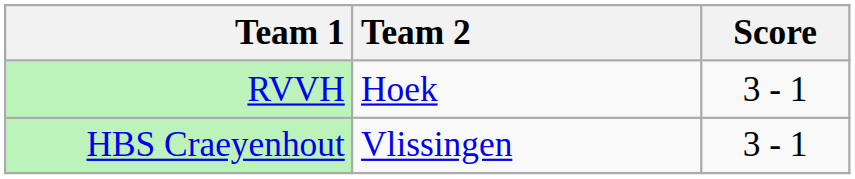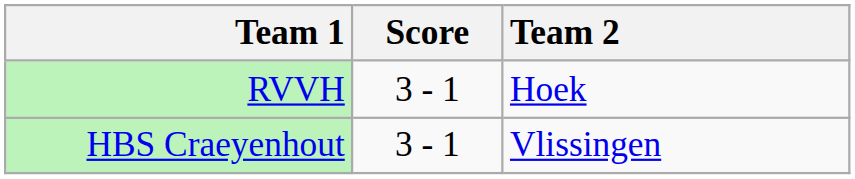columns swapped: (775, 32) <-> (416, 32)
